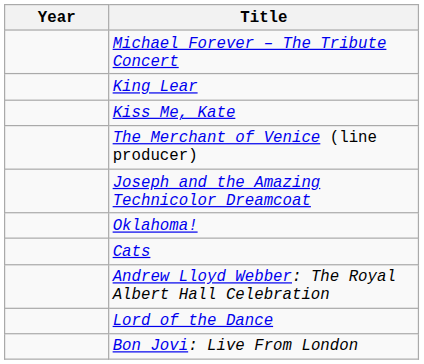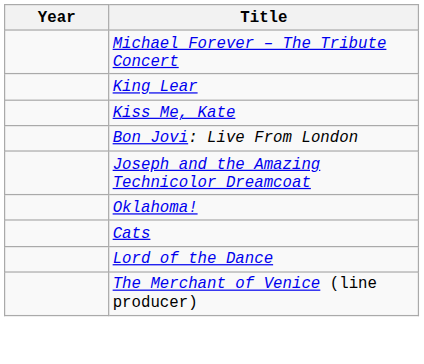rows swapped: (245, 147) <-> (235, 346)
- row: (254, 286)
